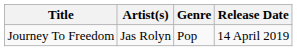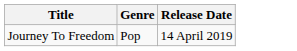- column: (146, 14)
